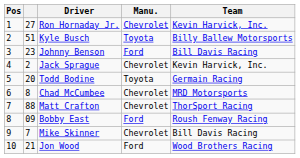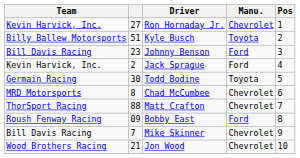columns swapped: (14, 11) <-> (233, 11)
(146, 65) Chevrolet -> (239, 65) Ford
(30, 79) 20 -> (135, 79) 30
(133, 147) Ford -> (251, 147) Chevrolet
